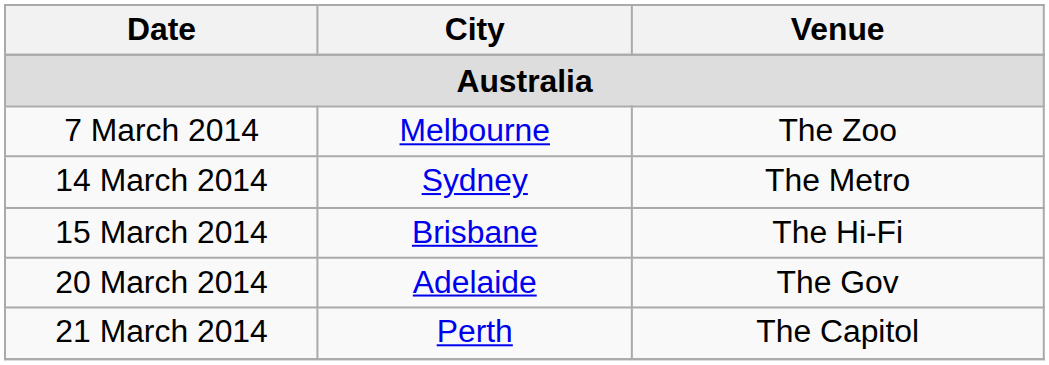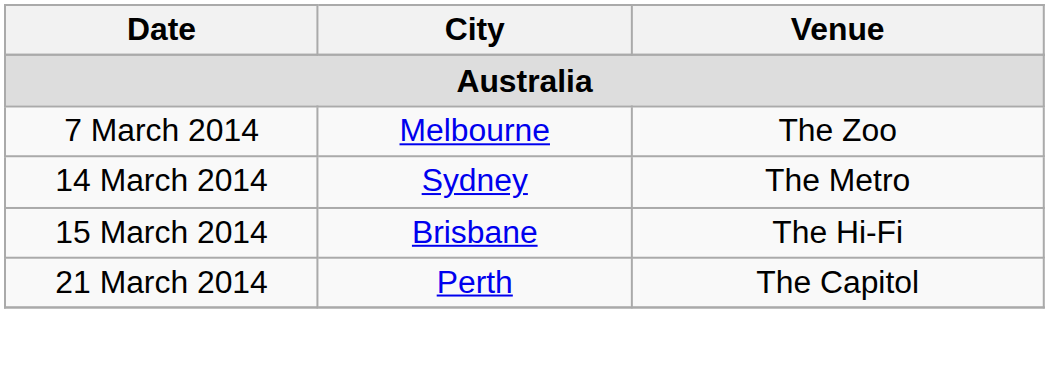- row: (162, 282)
